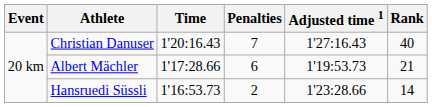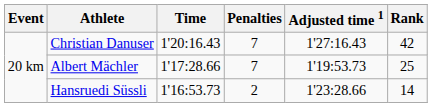(407, 43) 40 -> (407, 43) 42
(254, 67) 6 -> (254, 67) 7
(407, 67) 21 -> (407, 67) 25
